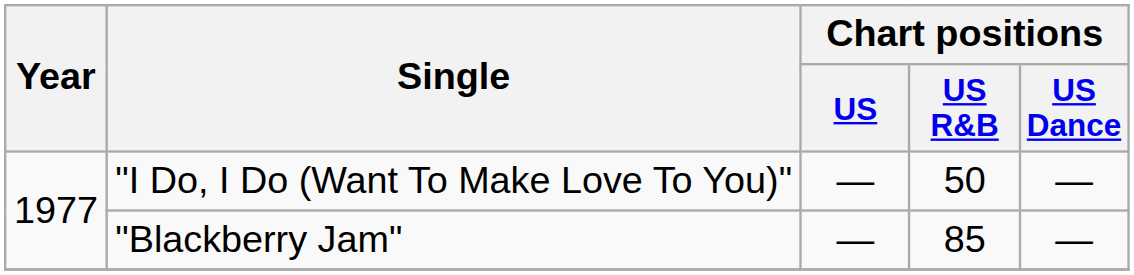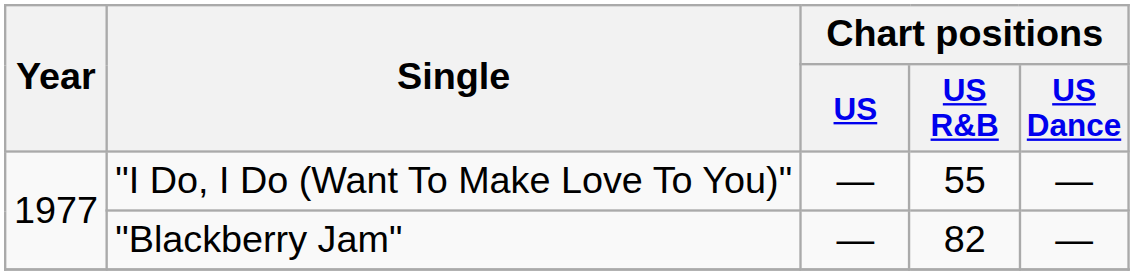(965, 180) 50 -> (965, 180) 55
(965, 239) 85 -> (965, 239) 82
